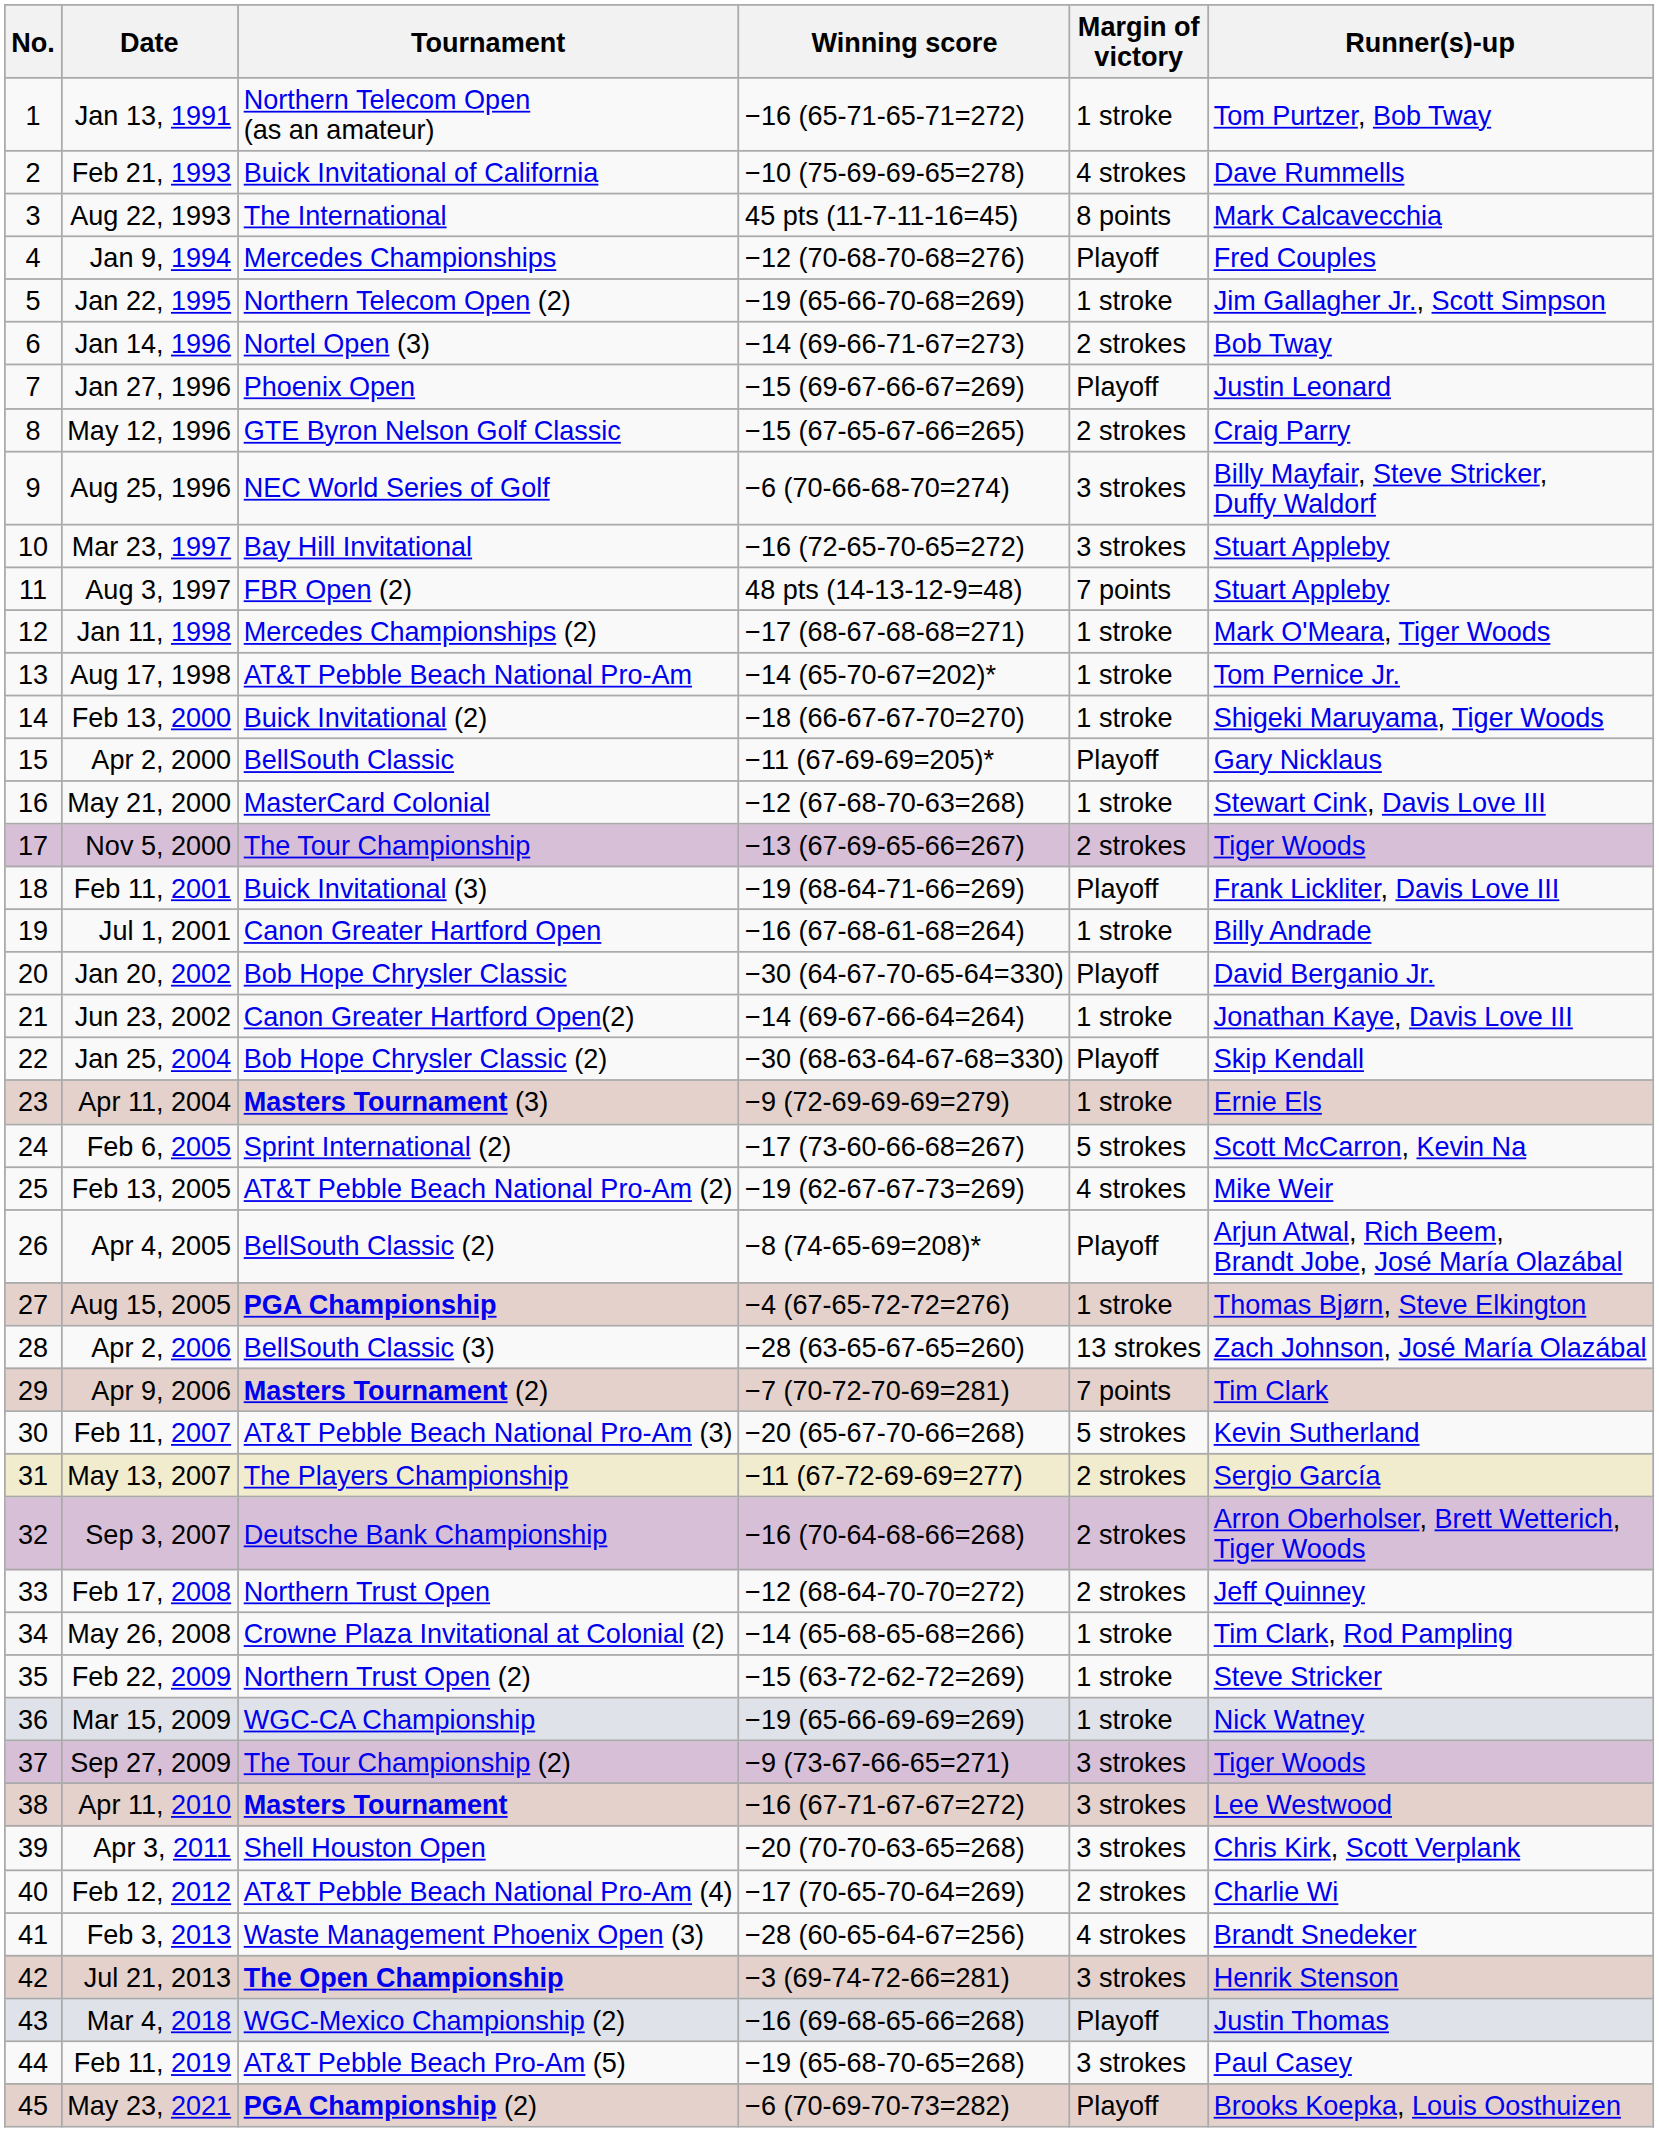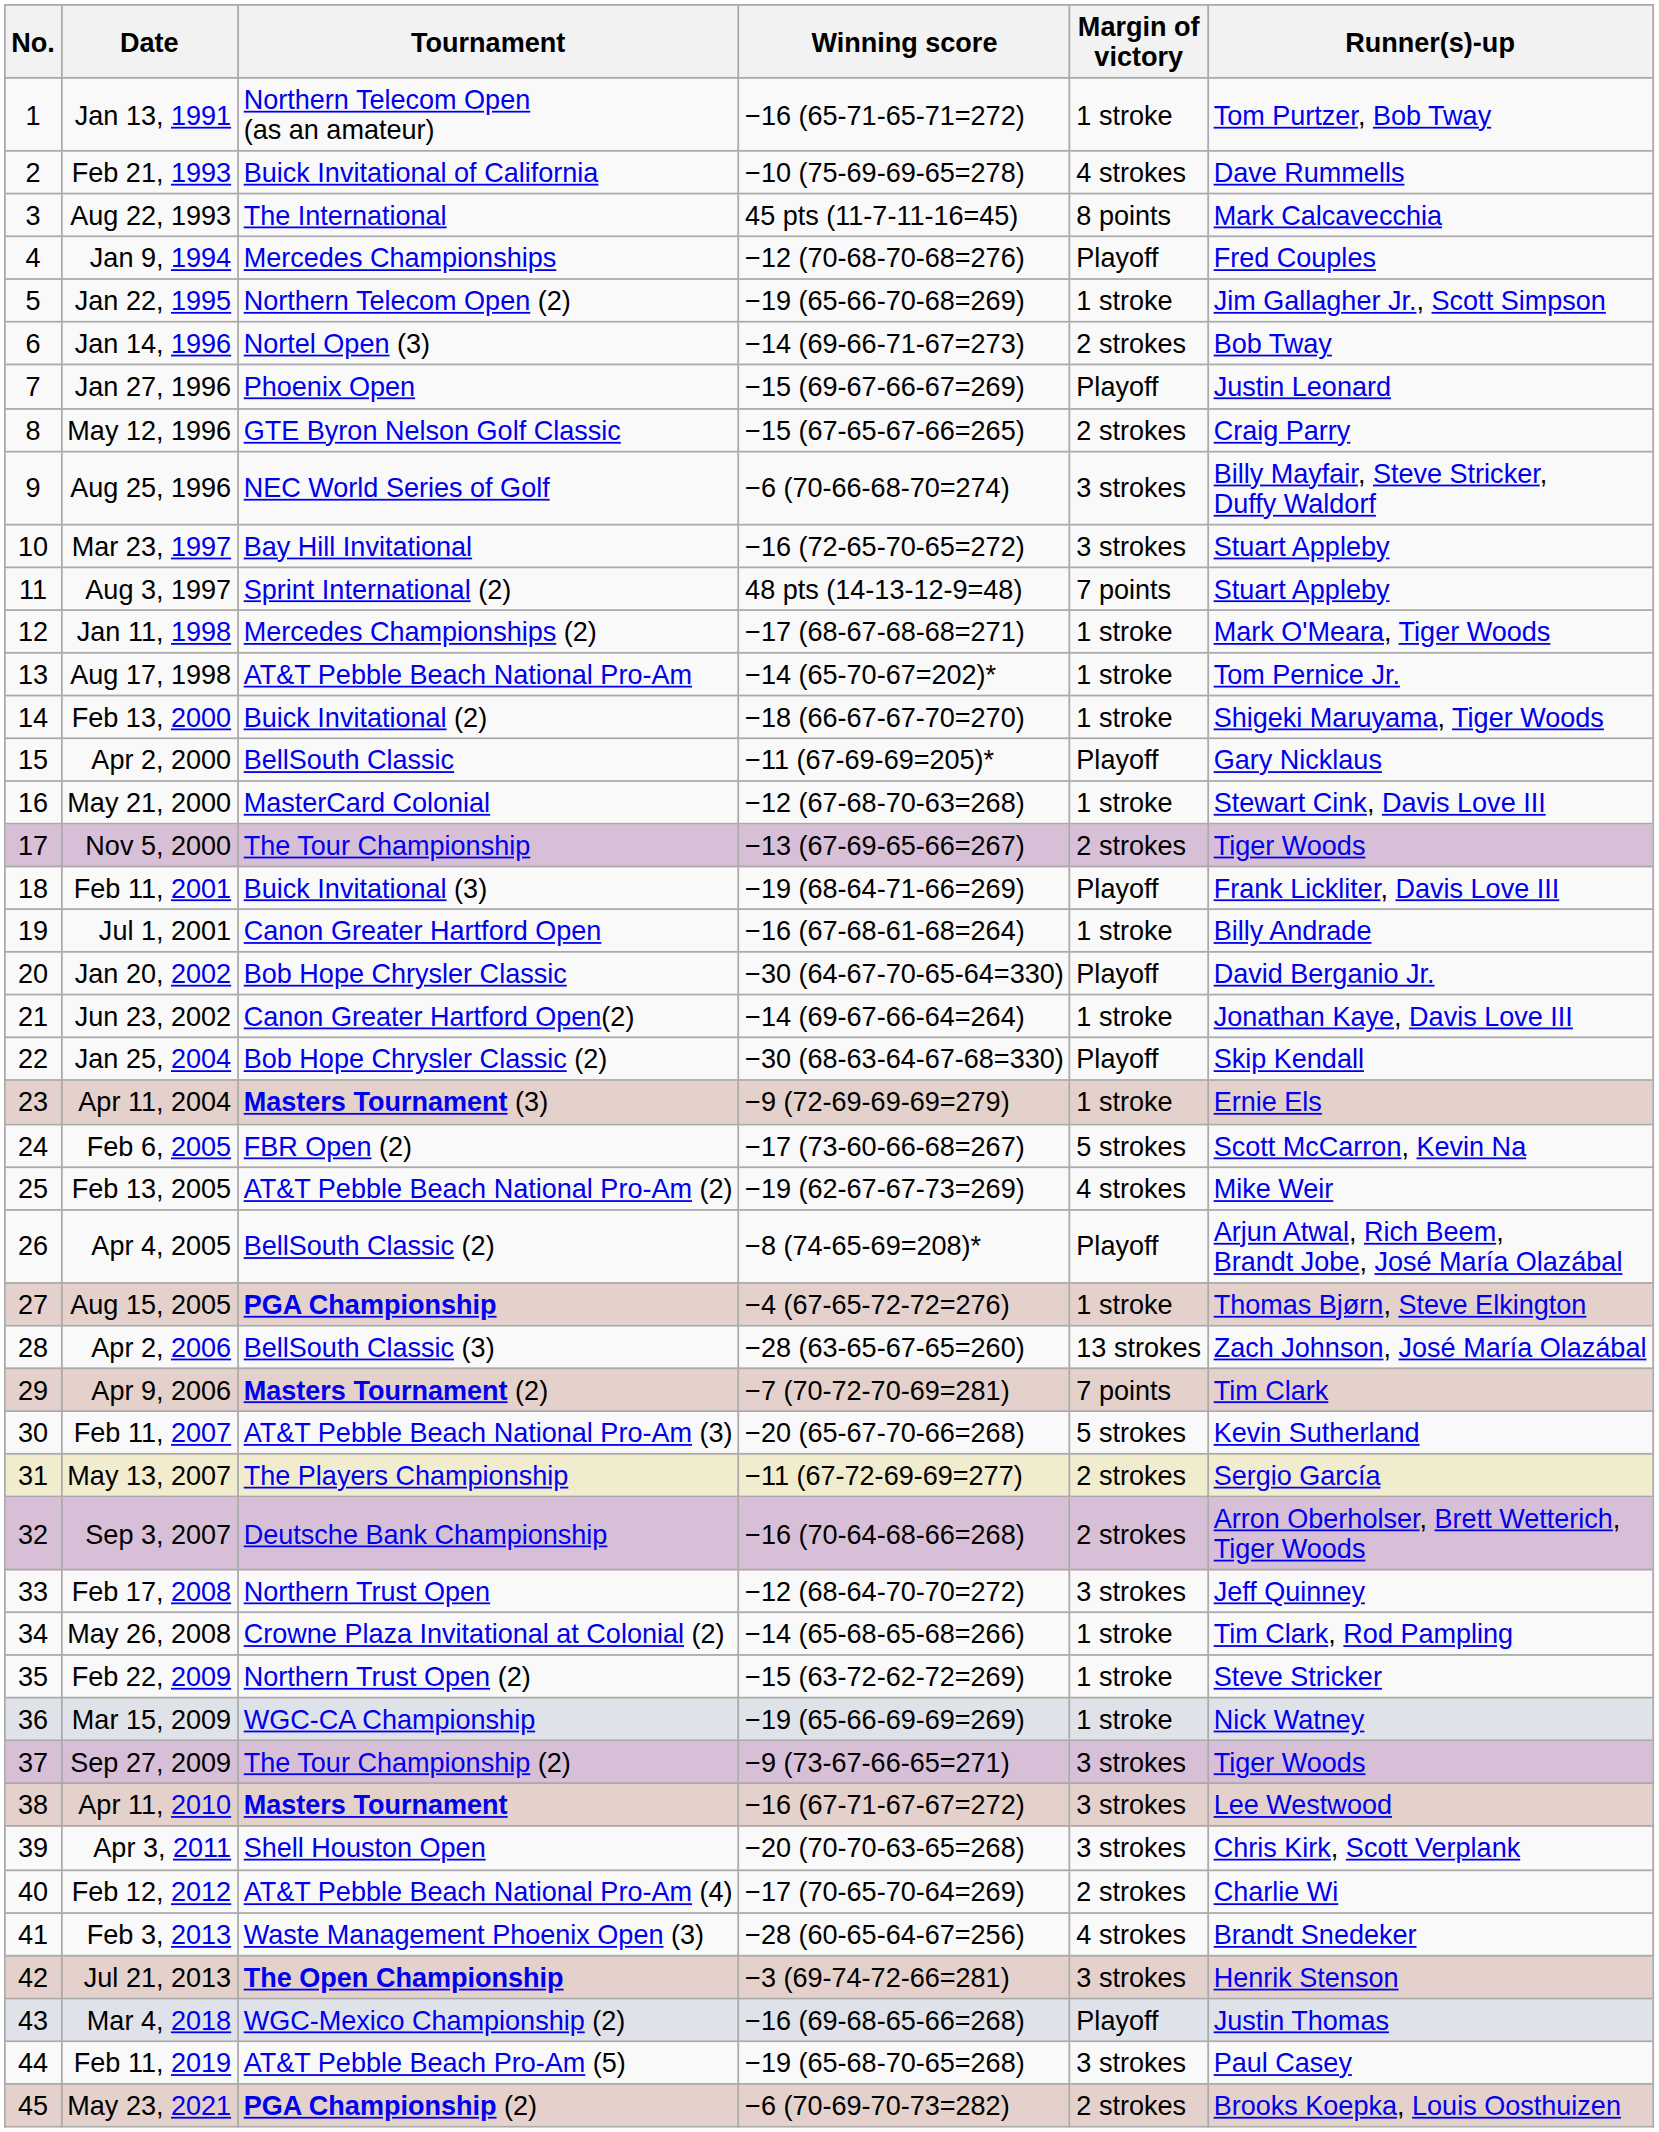(328, 588) FBR Open (2) -> (377, 588) Sprint International (2)
(377, 1145) Sprint International (2) -> (328, 1145) FBR Open (2)
(1131, 1591) 2 strokes -> (1131, 1591) 3 strokes
(1117, 2105) Playoff -> (1131, 2105) 2 strokes
